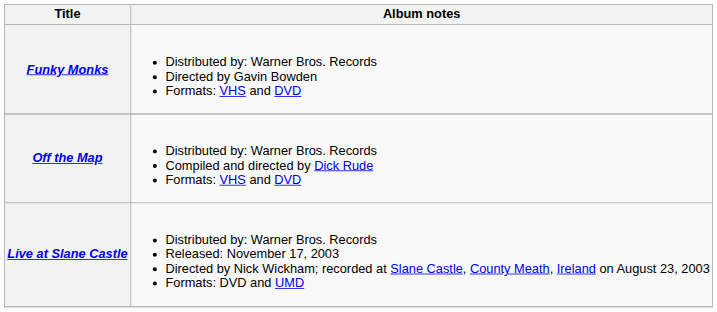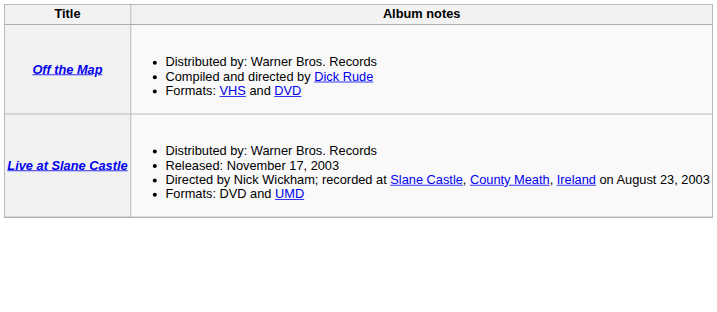- row: (67, 69)
